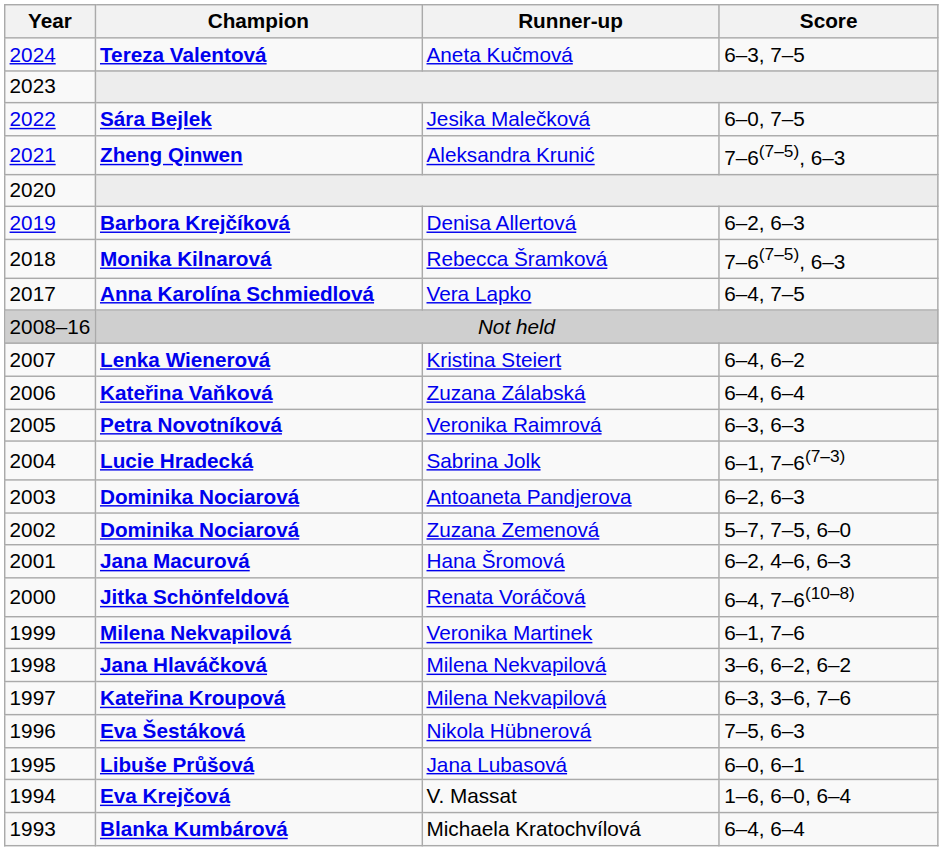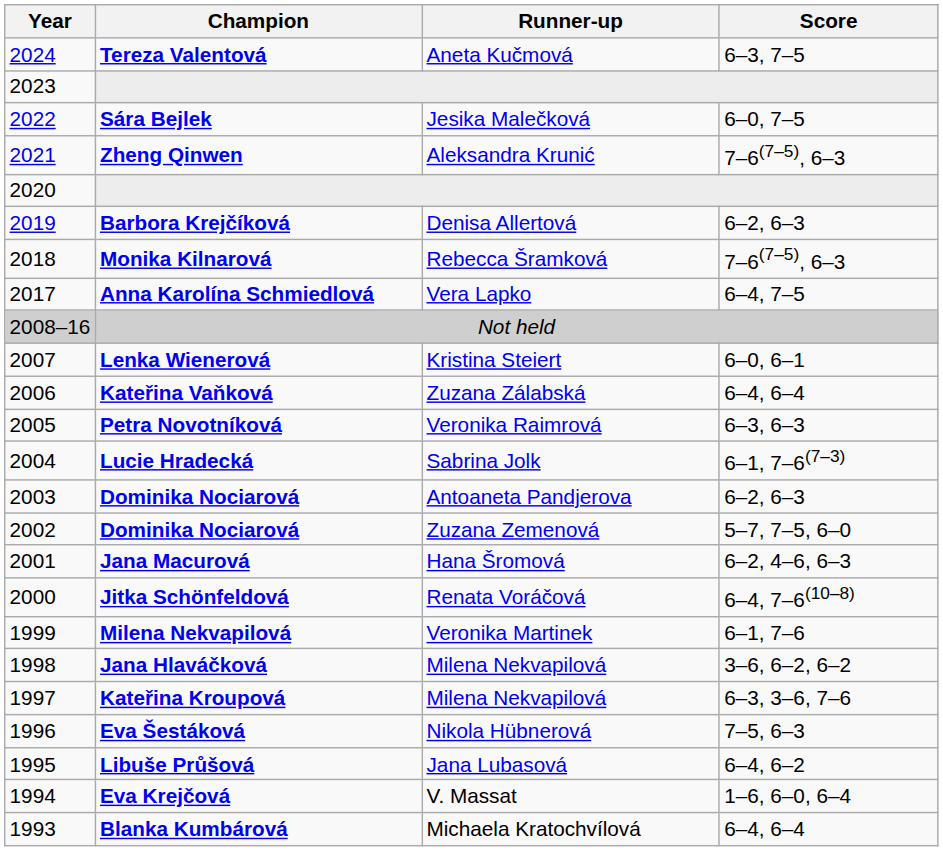(765, 360) 6–4, 6–2 -> (765, 360) 6–0, 6–1
(765, 764) 6–0, 6–1 -> (765, 764) 6–4, 6–2
